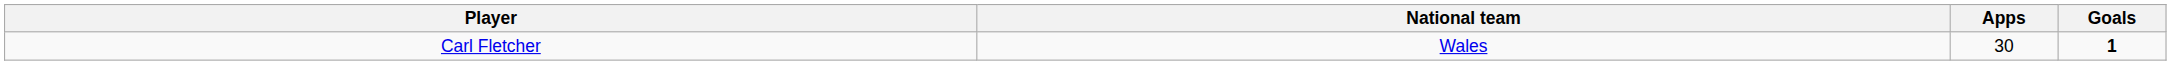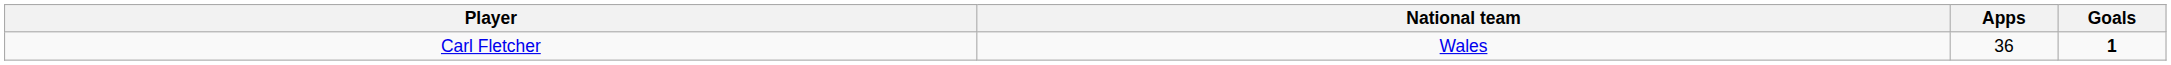(2004, 45) 30 -> (2004, 45) 36
